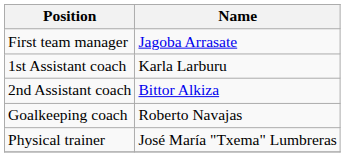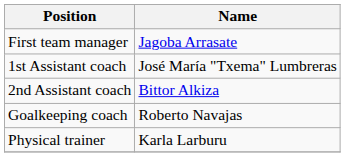(183, 66) Karla Larburu -> (238, 66) José María "Txema" Lumbreras
(238, 139) José María "Txema" Lumbreras -> (183, 139) Karla Larburu
